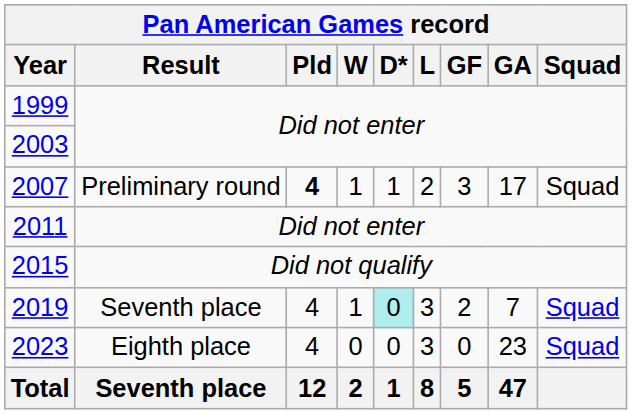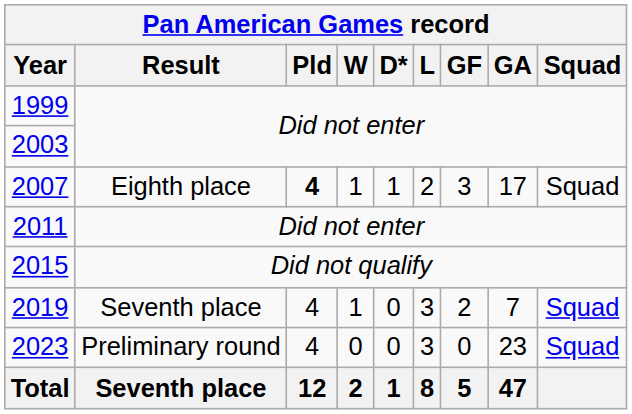(181, 186) Preliminary round -> (181, 186) Eighth place
(394, 307) paleturquoise background -> (394, 307) no background
(181, 347) Eighth place -> (181, 347) Preliminary round
